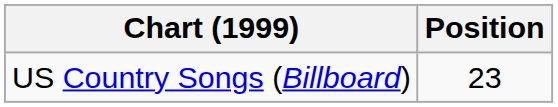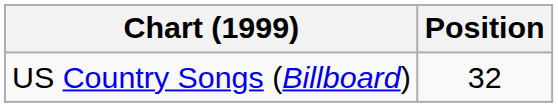(485, 76) 23 -> (485, 76) 32
